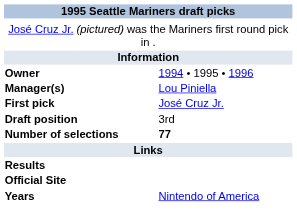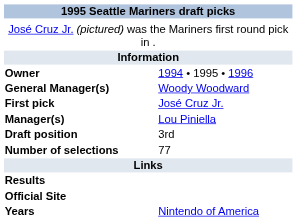+ row: (57, 88)
rows swapped: (35, 88) <-> (30, 103)
(165, 134) bold -> (164, 150) normal
